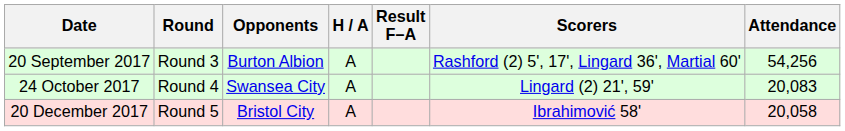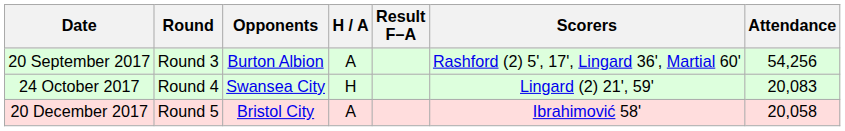(351, 86) A -> (351, 86) H
